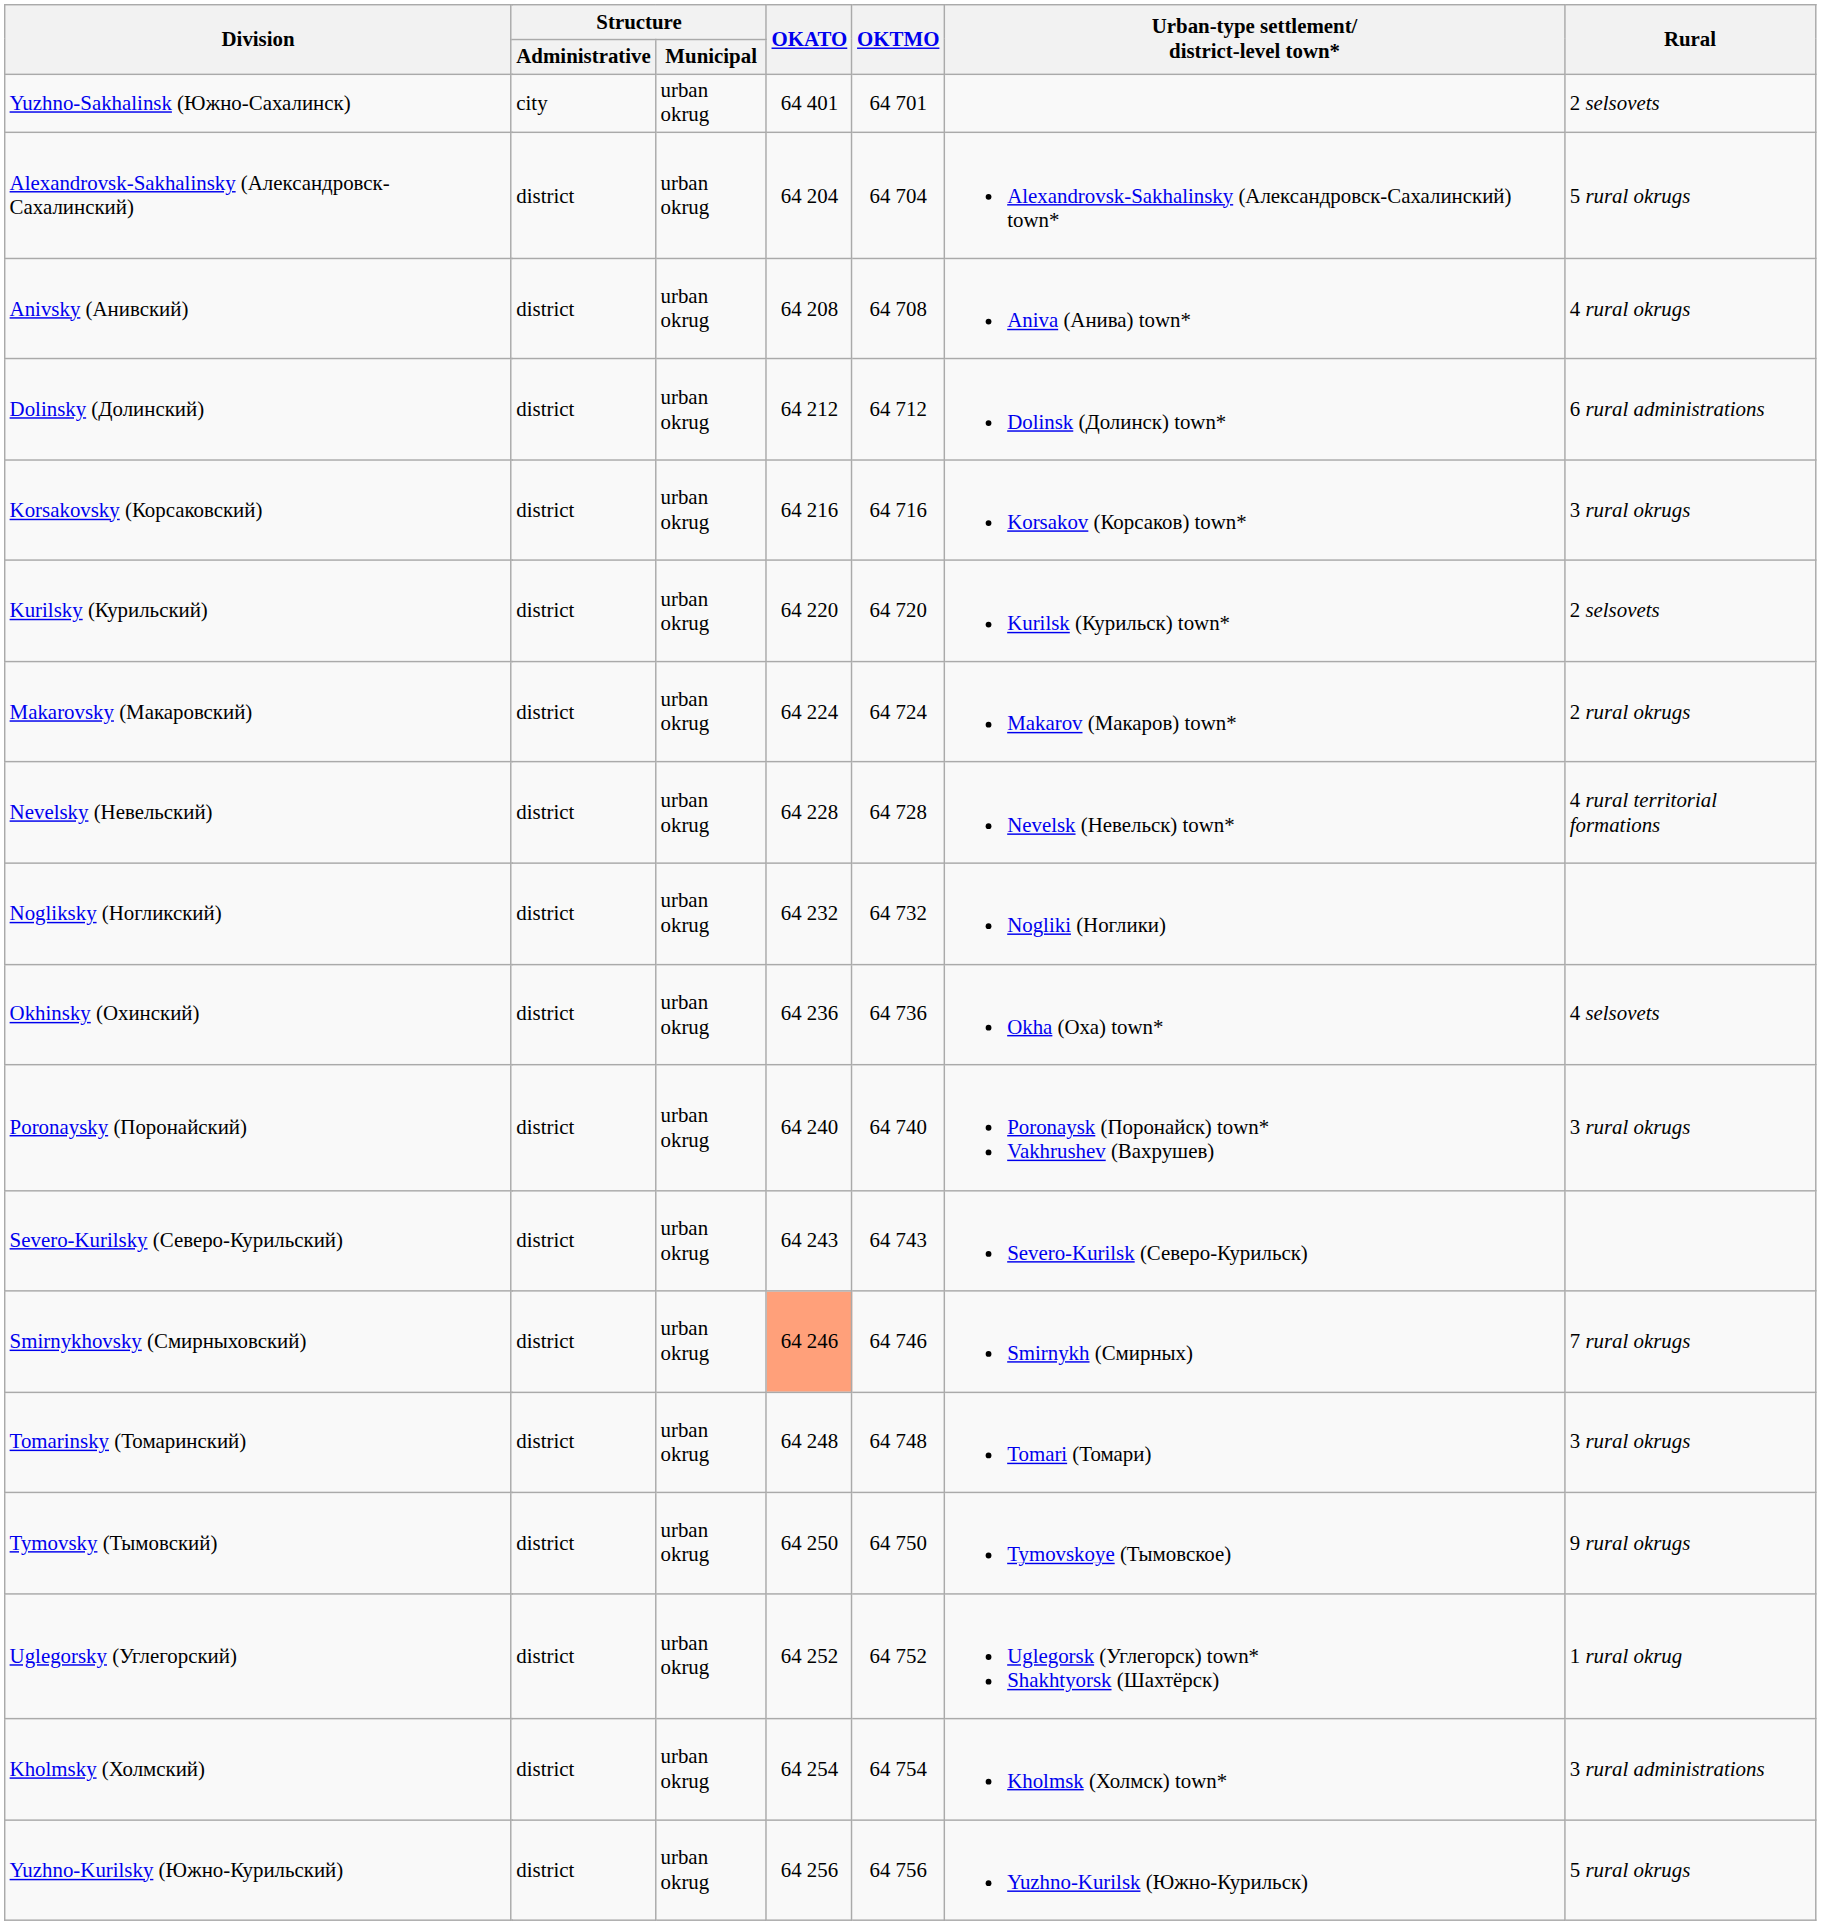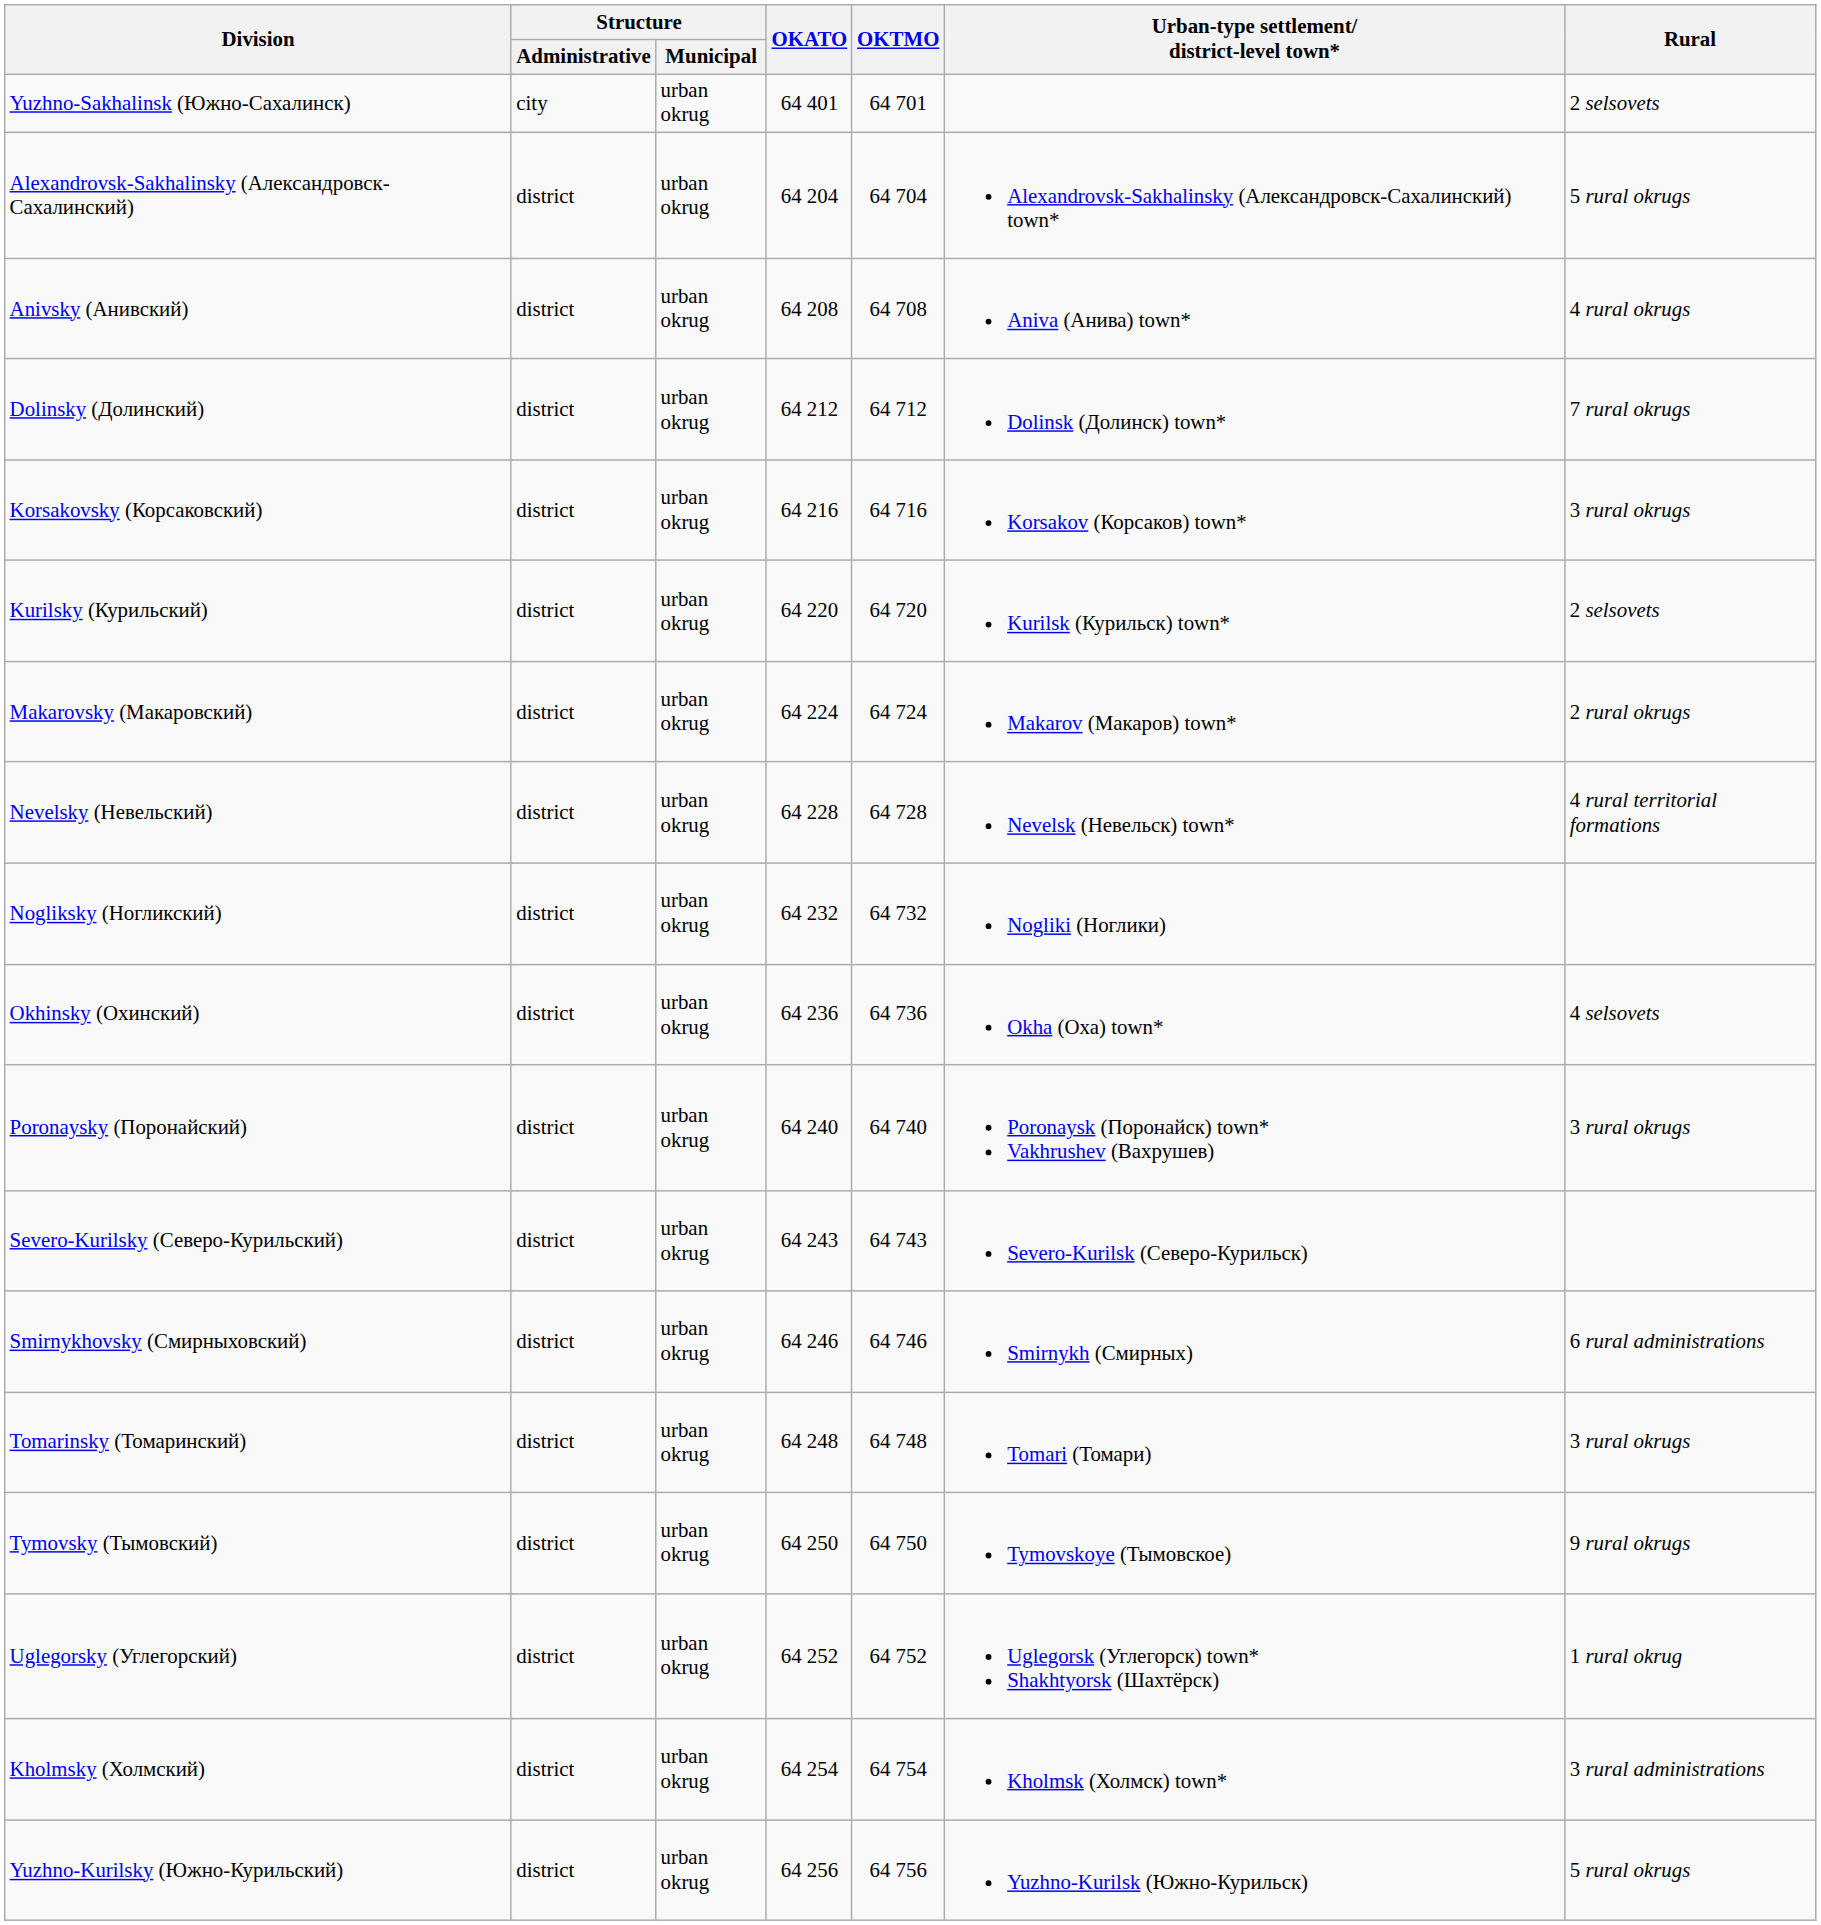(1667, 409) 6 rural administrations -> (1630, 409) 7 rural okrugs
(809, 1341) lightsalmon background -> (809, 1341) no background
(1630, 1341) 7 rural okrugs -> (1667, 1341) 6 rural administrations
